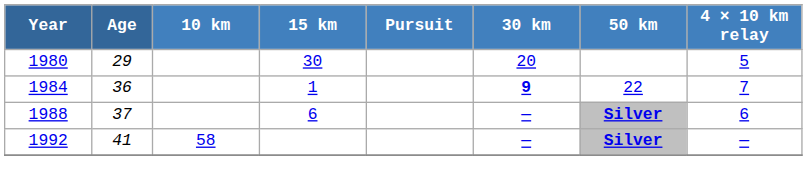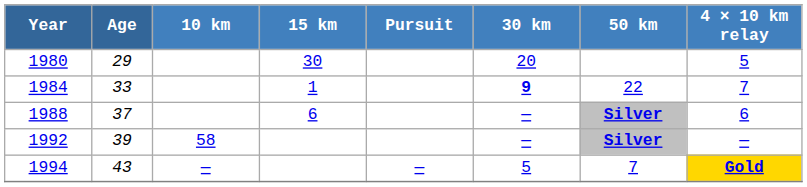(122, 89) 36 -> (122, 89) 33
(122, 142) 41 -> (122, 142) 39
+ row: (48, 168)
